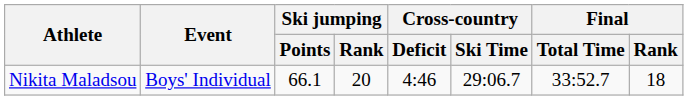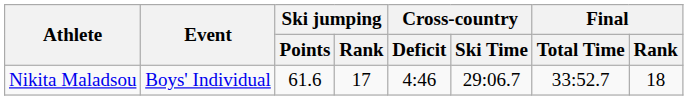(305, 79) 66.1 -> (305, 79) 61.6
(361, 79) 20 -> (361, 79) 17
